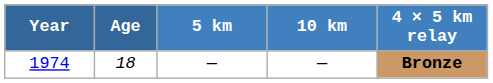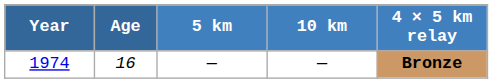(126, 65) 18 -> (126, 65) 16
